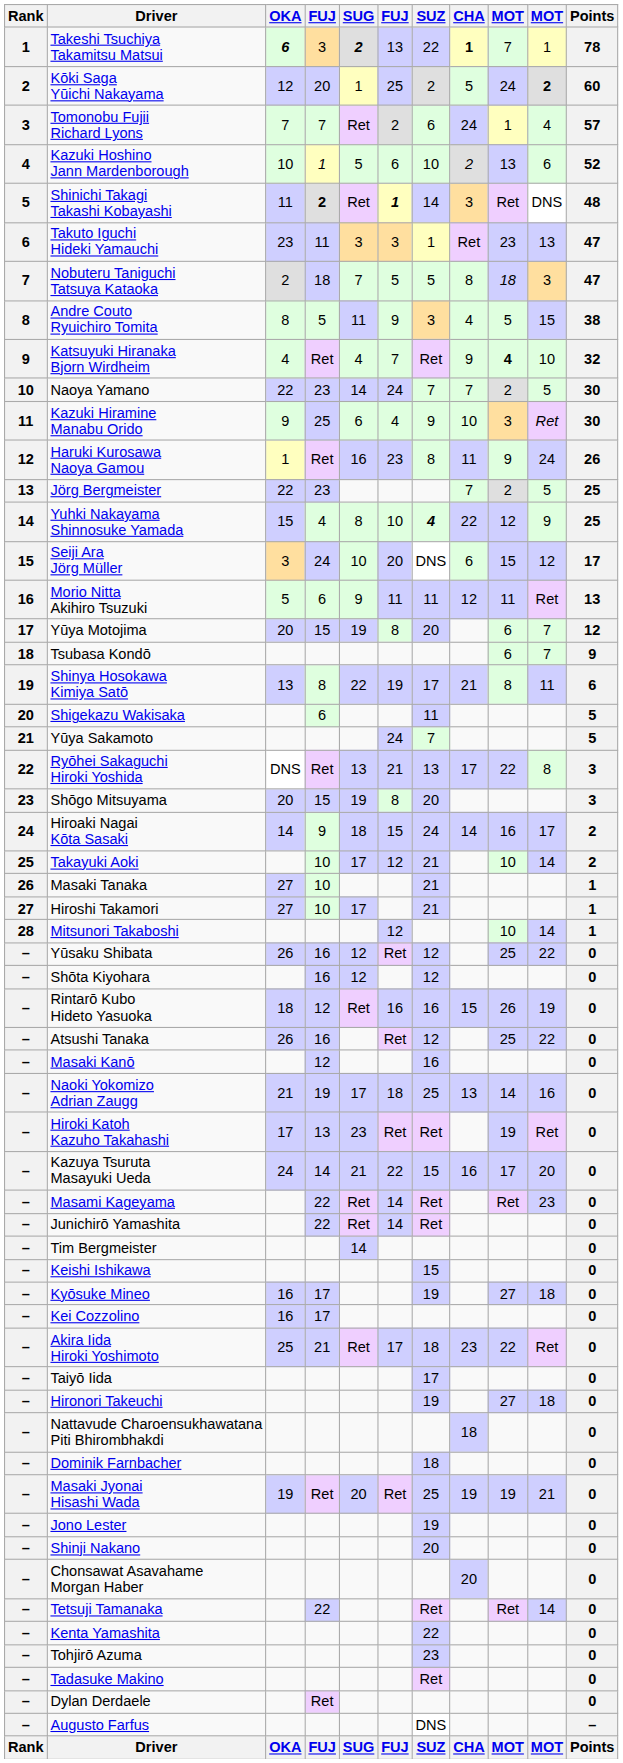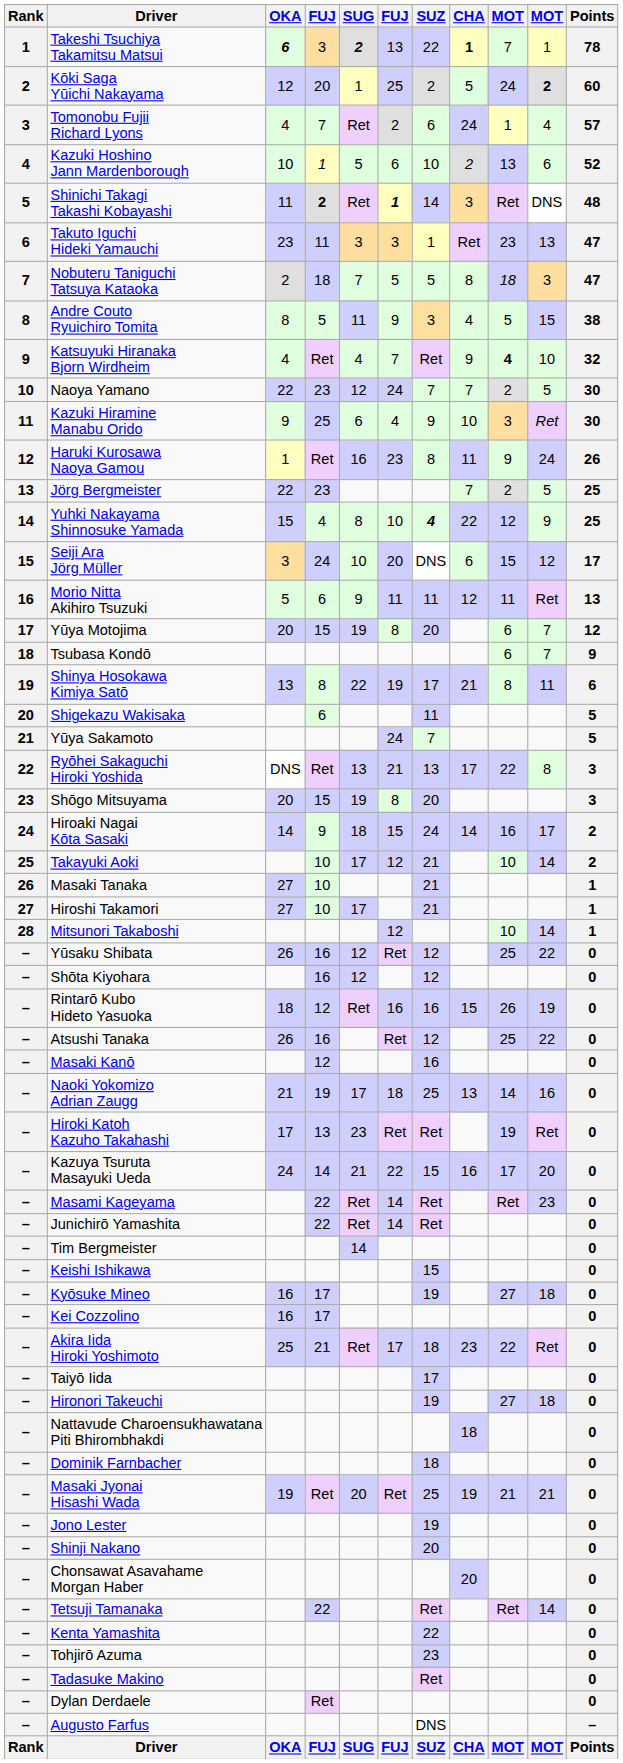(285, 125) 7 -> (285, 125) 4
(359, 389) 14 -> (359, 389) 12
(508, 1494) 19 -> (508, 1494) 21
